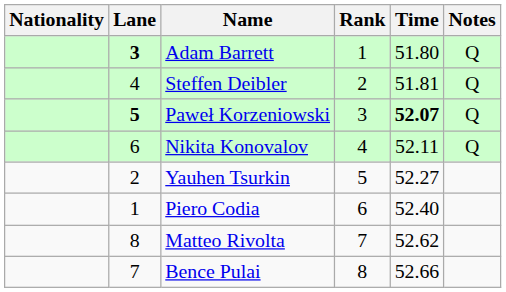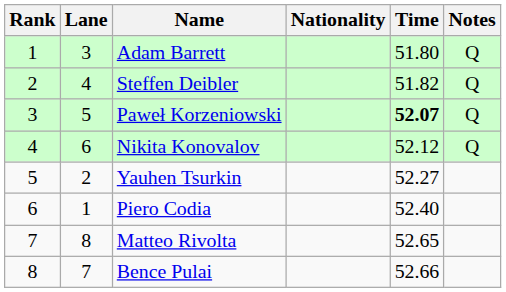columns swapped: (362, 20) <-> (57, 20)
(135, 51) bold -> (86, 51) normal
(417, 83) 51.81 -> (417, 83) 51.82
(135, 114) bold -> (86, 114) normal
(417, 146) 52.11 -> (417, 146) 52.12
(417, 240) 52.62 -> (417, 240) 52.65
